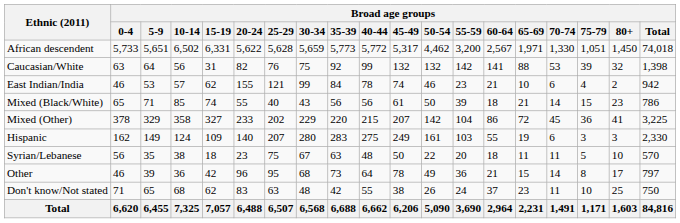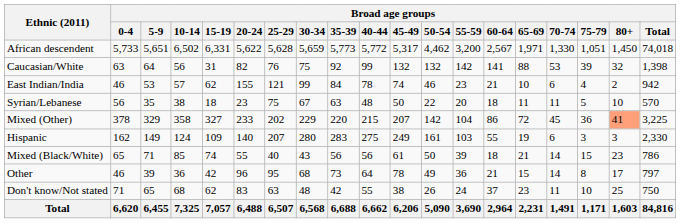rows swapped: (55, 102) <-> (44, 155)
(617, 119) no background -> (617, 119) lightsalmon background
